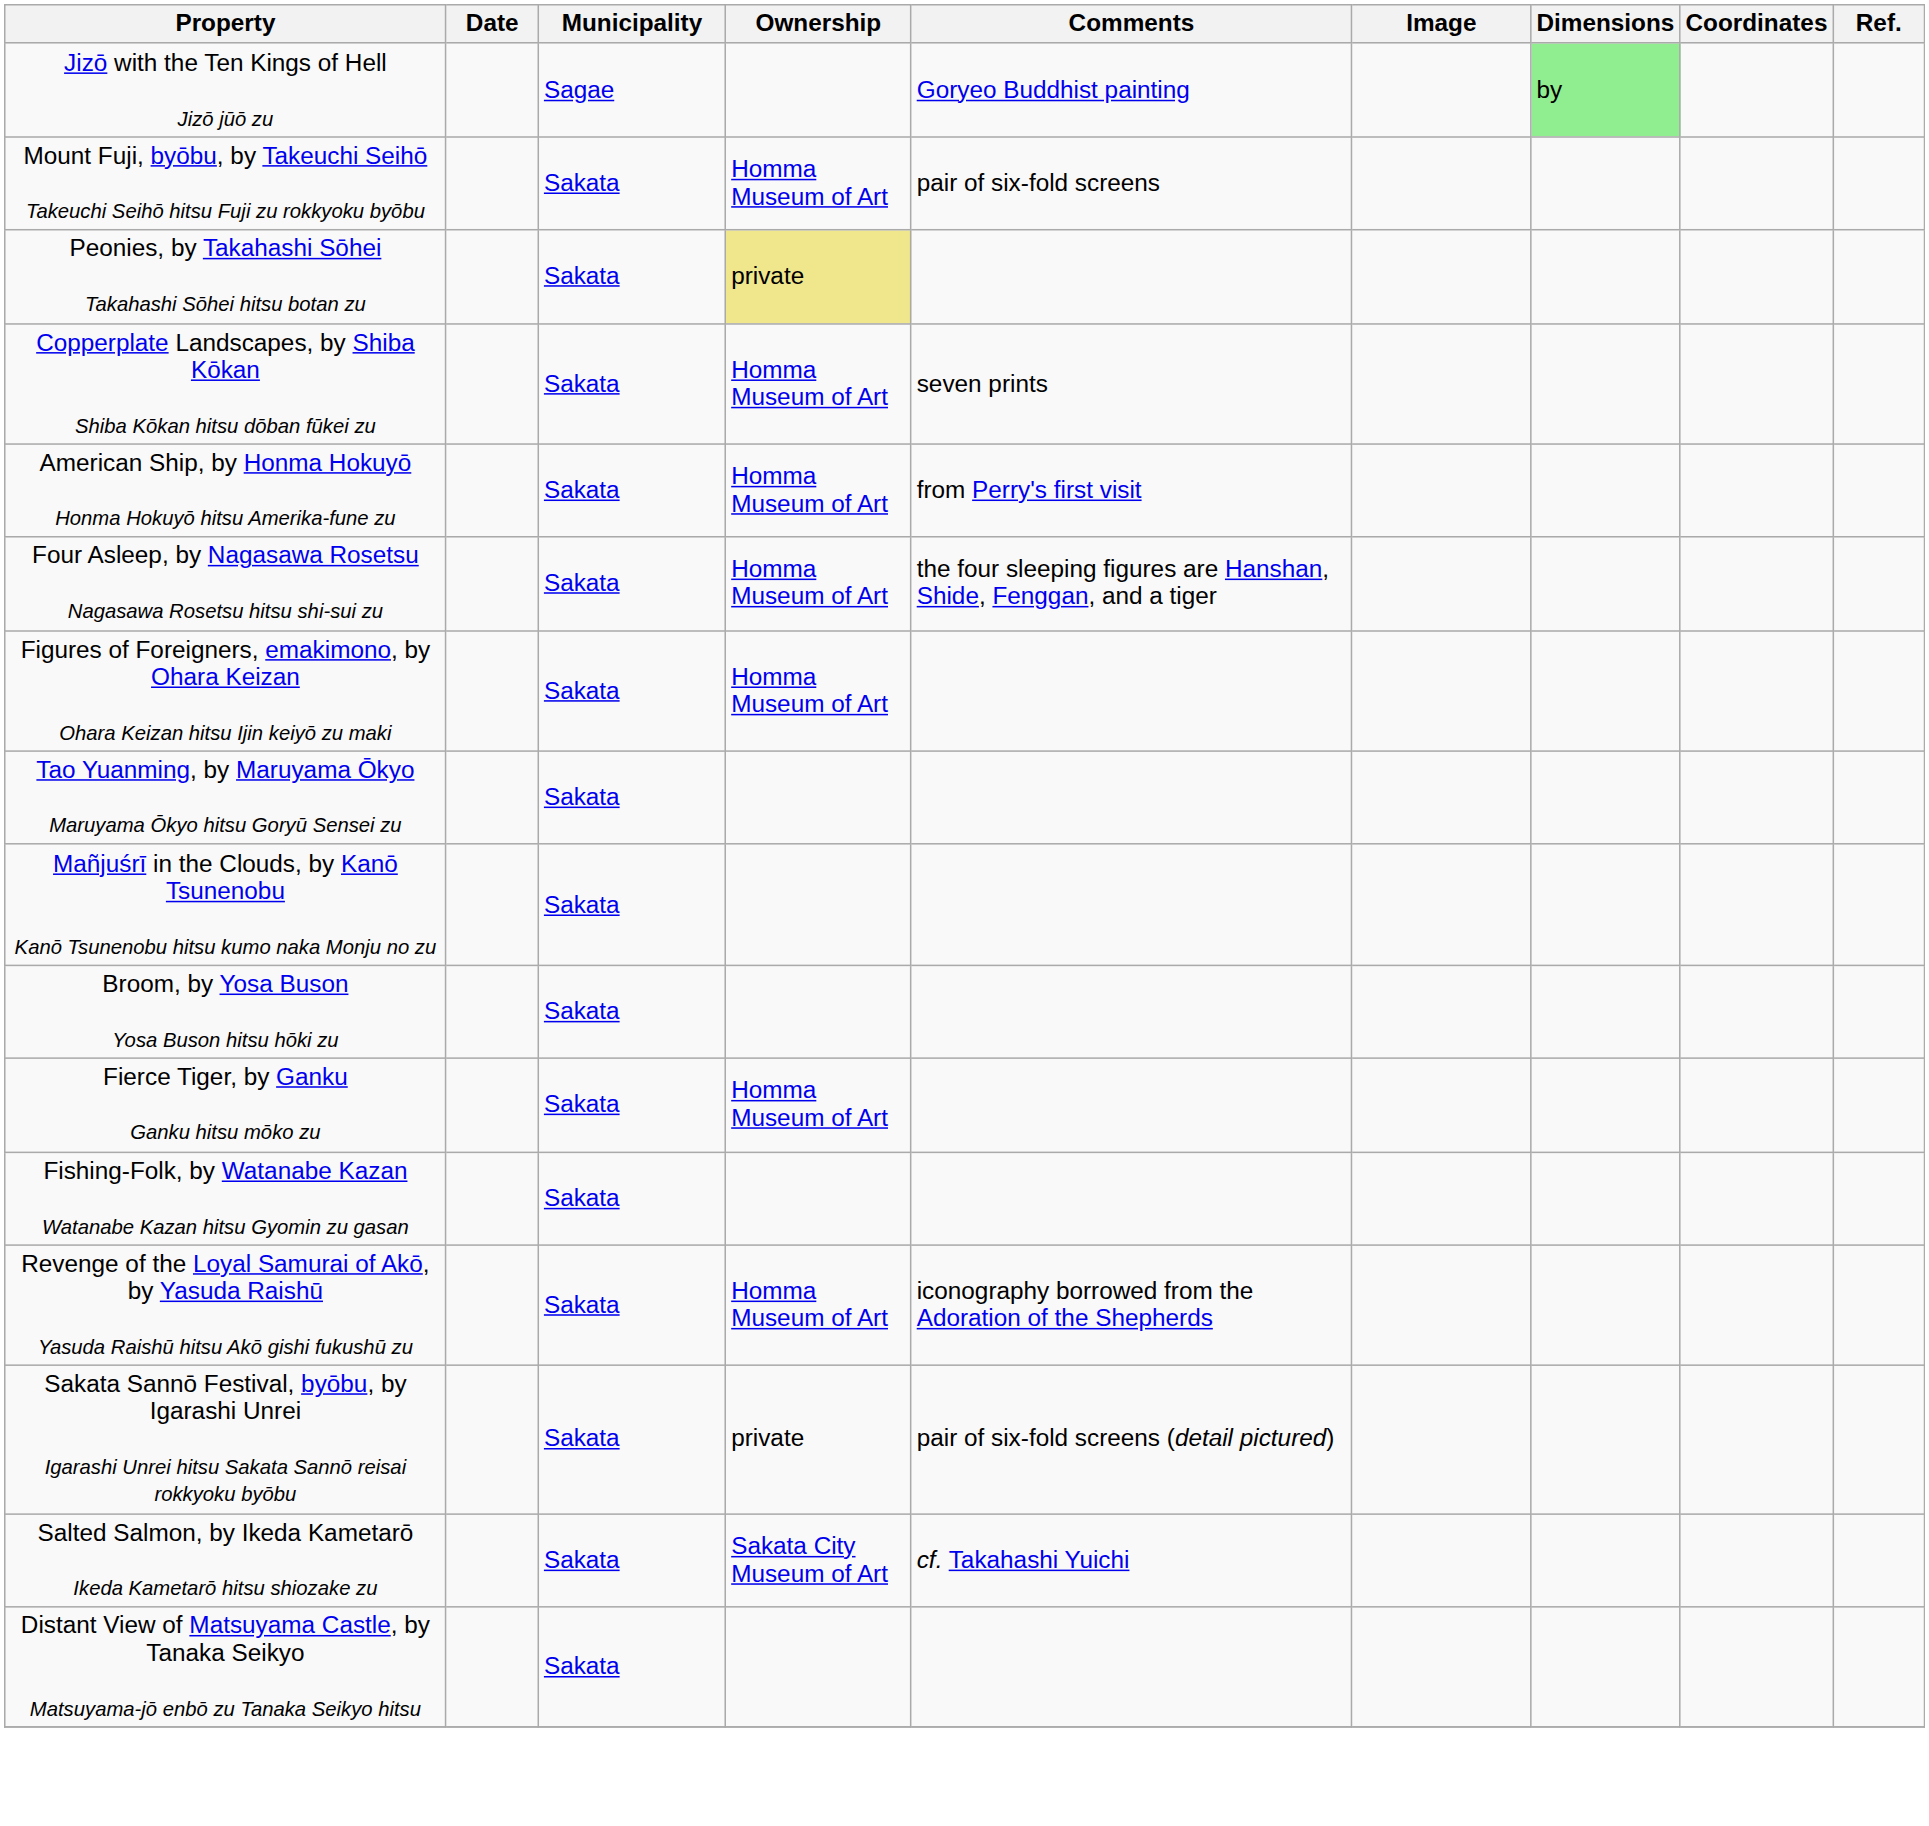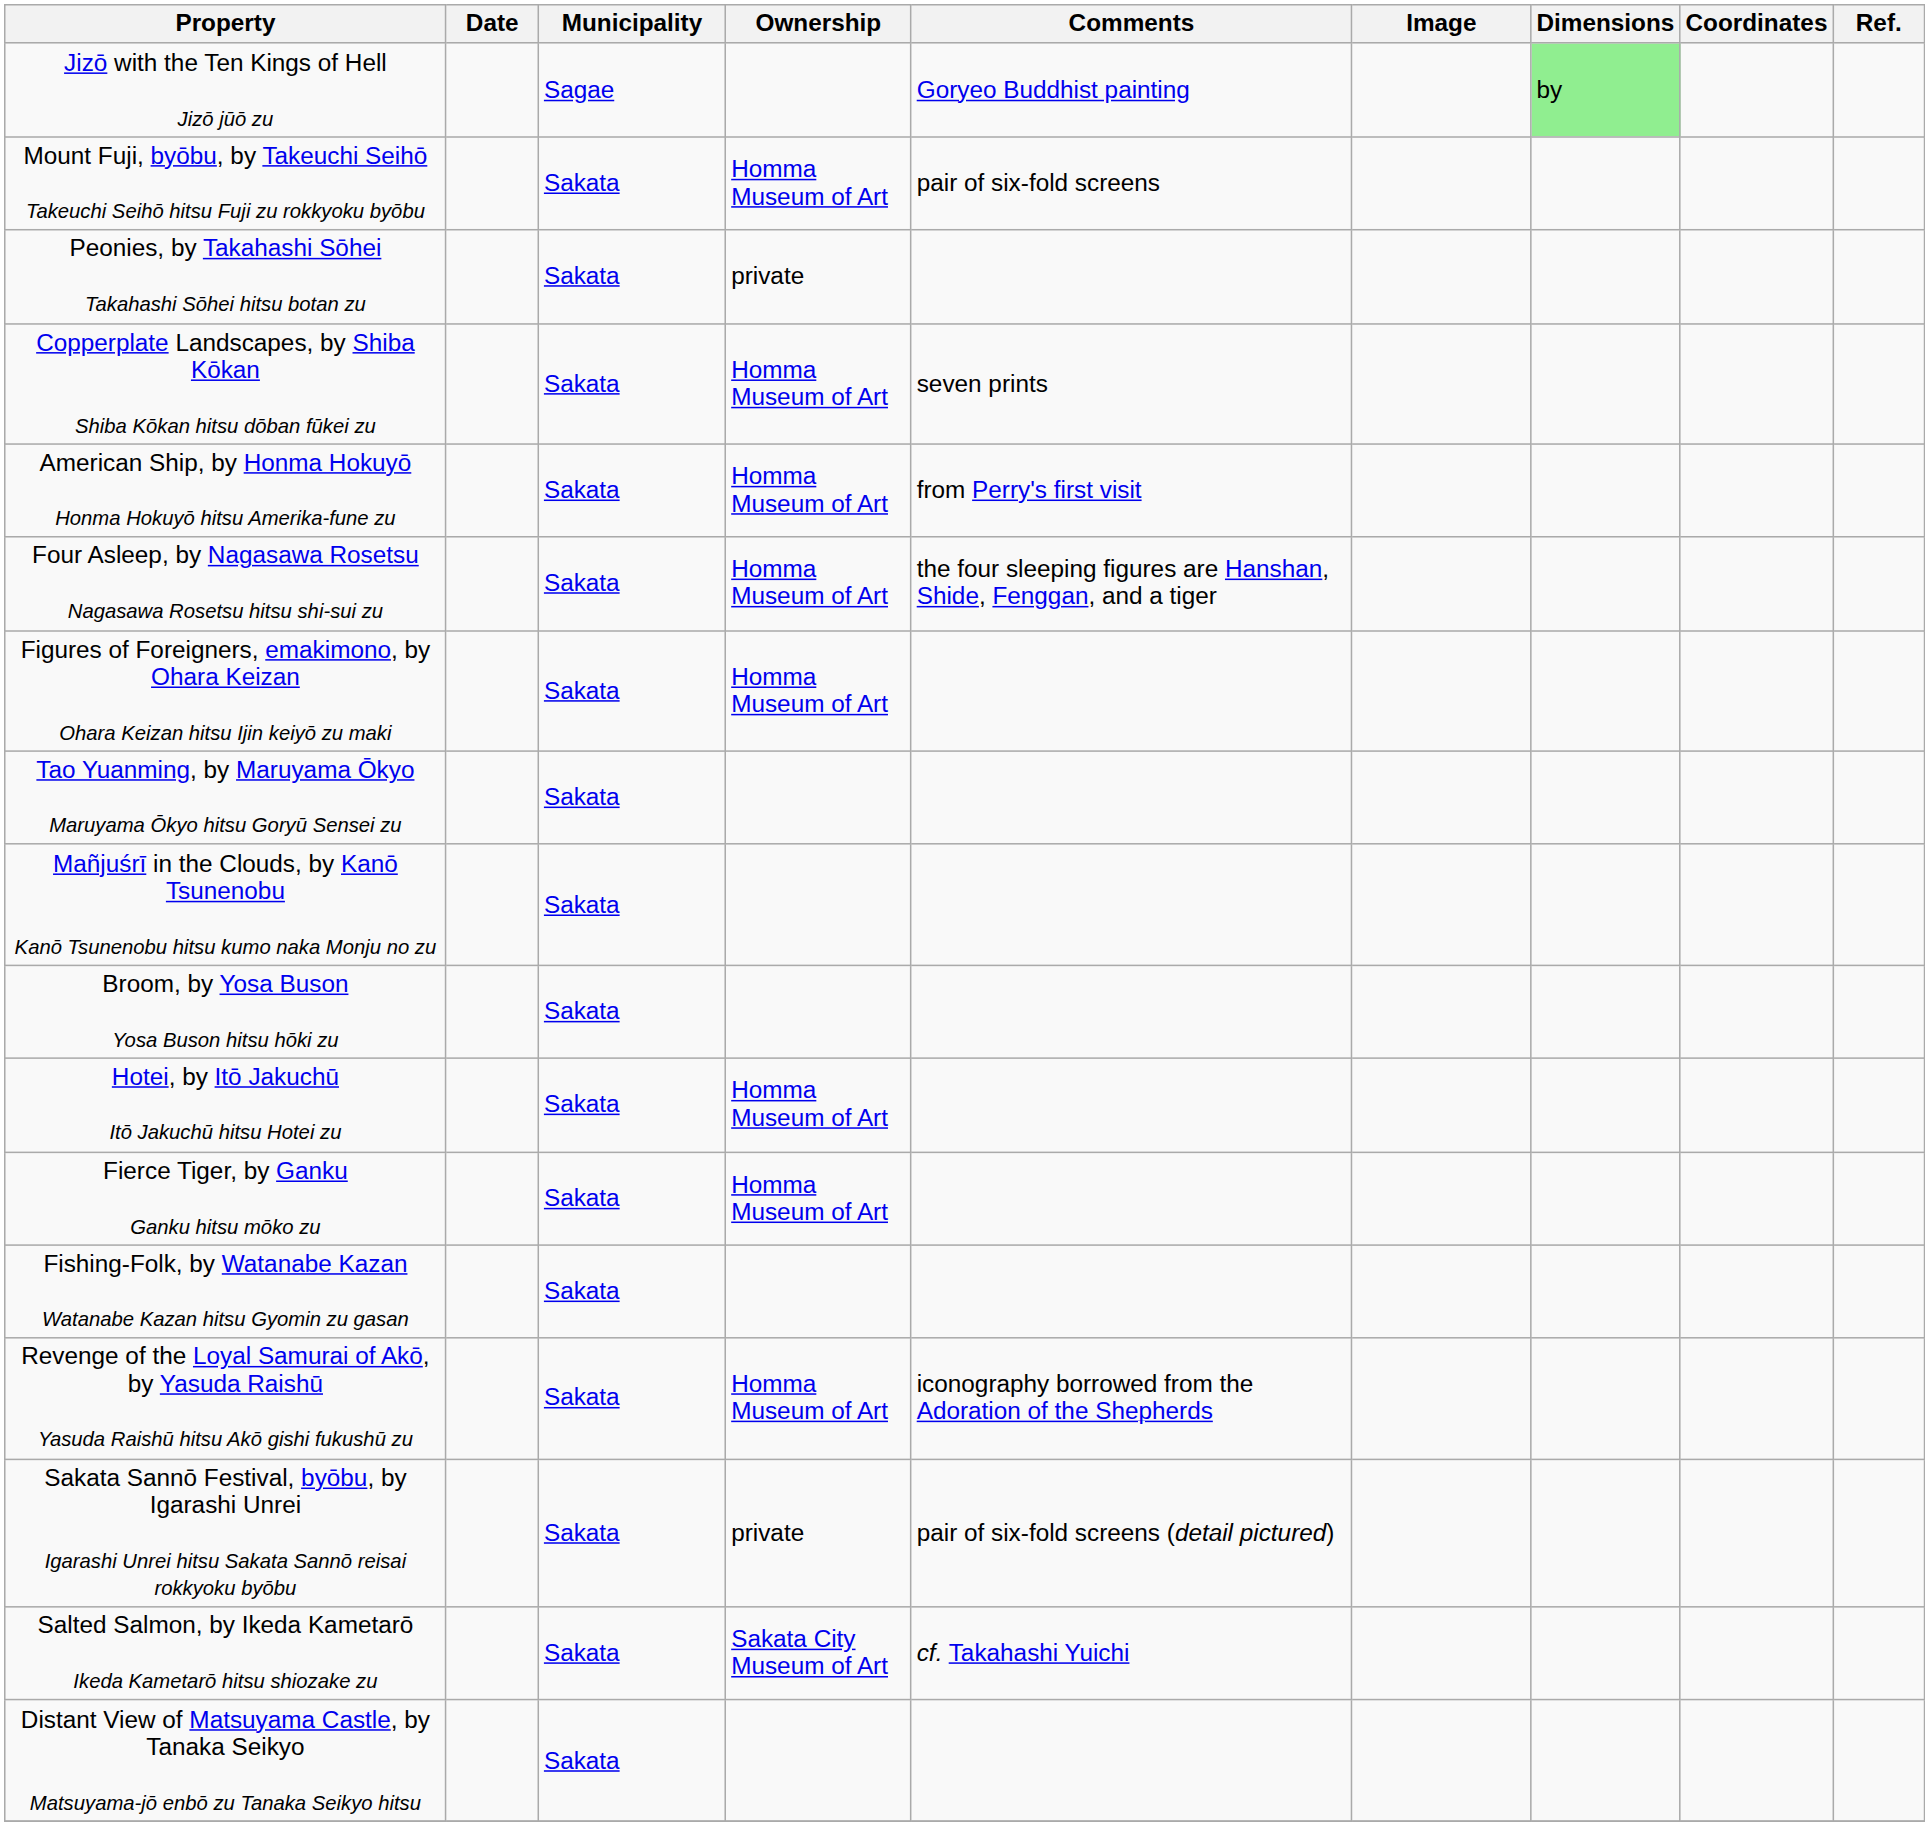(768, 276) khaki background -> (768, 276) no background
+ row: (225, 1104)
